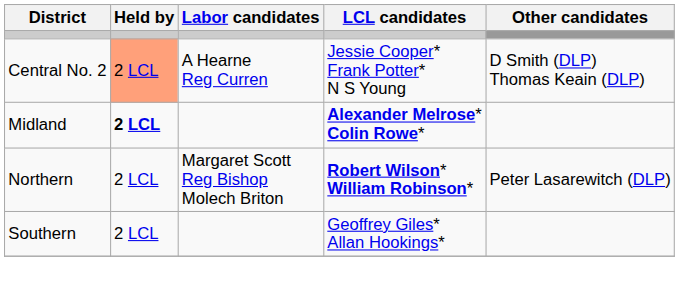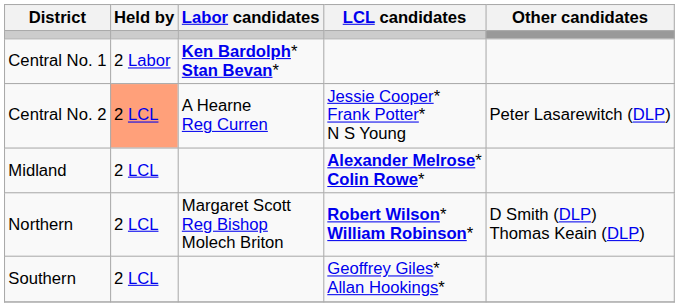+ row: (57, 61)
(567, 70) D Smith (DLP) Thomas Keain (DLP) -> (580, 115) Peter Lasarewitch (DLP)
(137, 124) bold -> (136, 170) normal
(580, 179) Peter Lasarewitch (DLP) -> (567, 224) D Smith (DLP) Thomas Keain (DLP)
